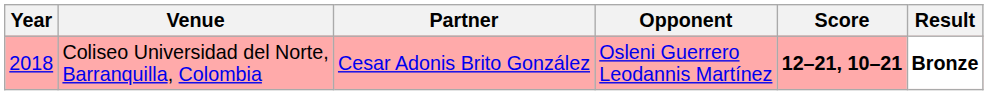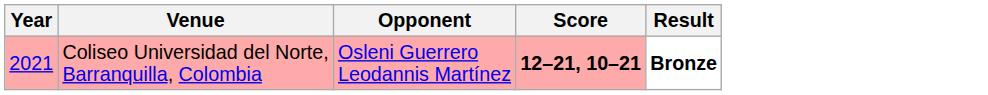- column: (464, 21)
(31, 63) 2018 -> (31, 63) 2021
